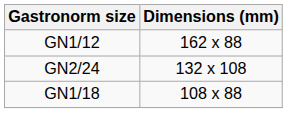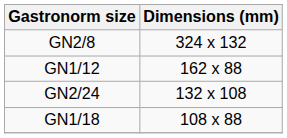+ row: (72, 42)
